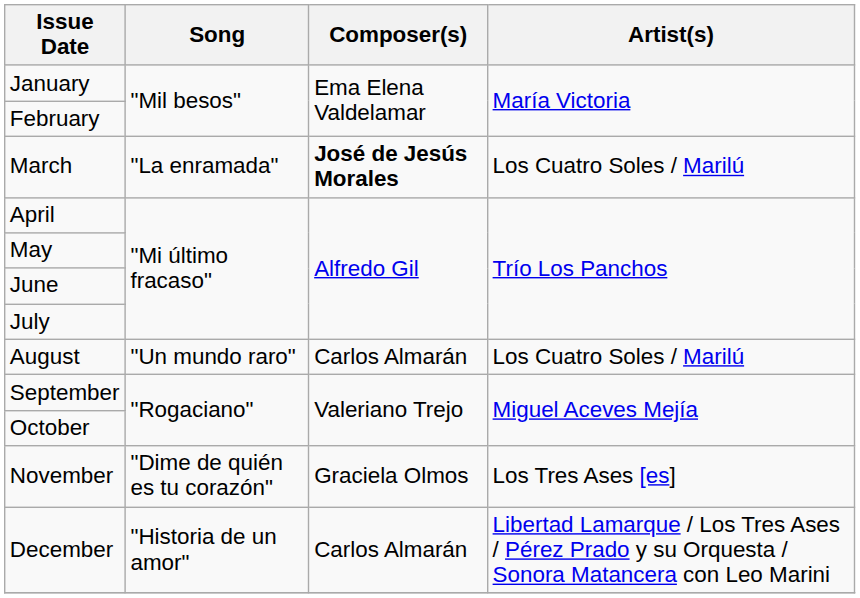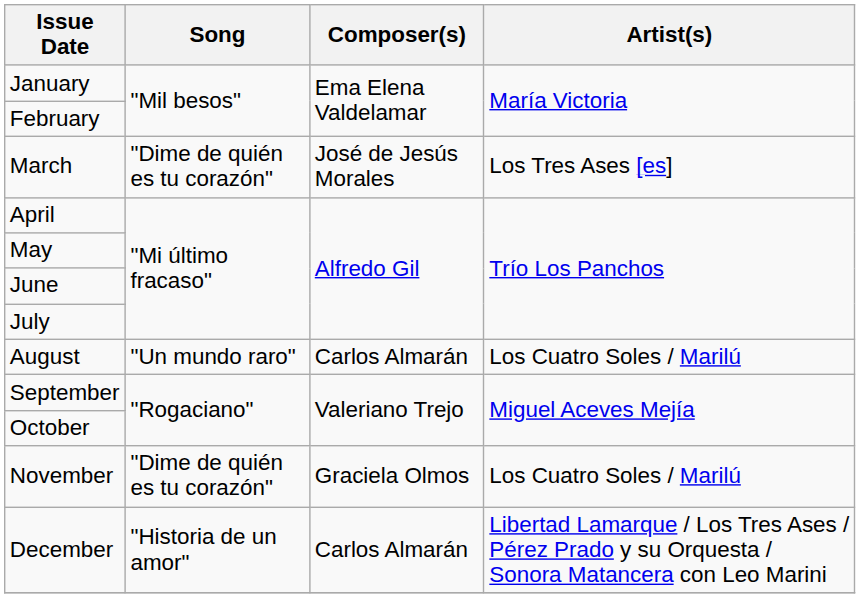(204, 166) "La enramada" -> (207, 166) "Dime de quién es tu corazón"
(391, 166) bold -> (386, 166) normal
(618, 166) Los Cuatro Soles / Marilú -> (581, 166) Los Tres Ases [es]
(584, 476) Los Tres Ases [es] -> (615, 476) Los Cuatro Soles / Marilú
